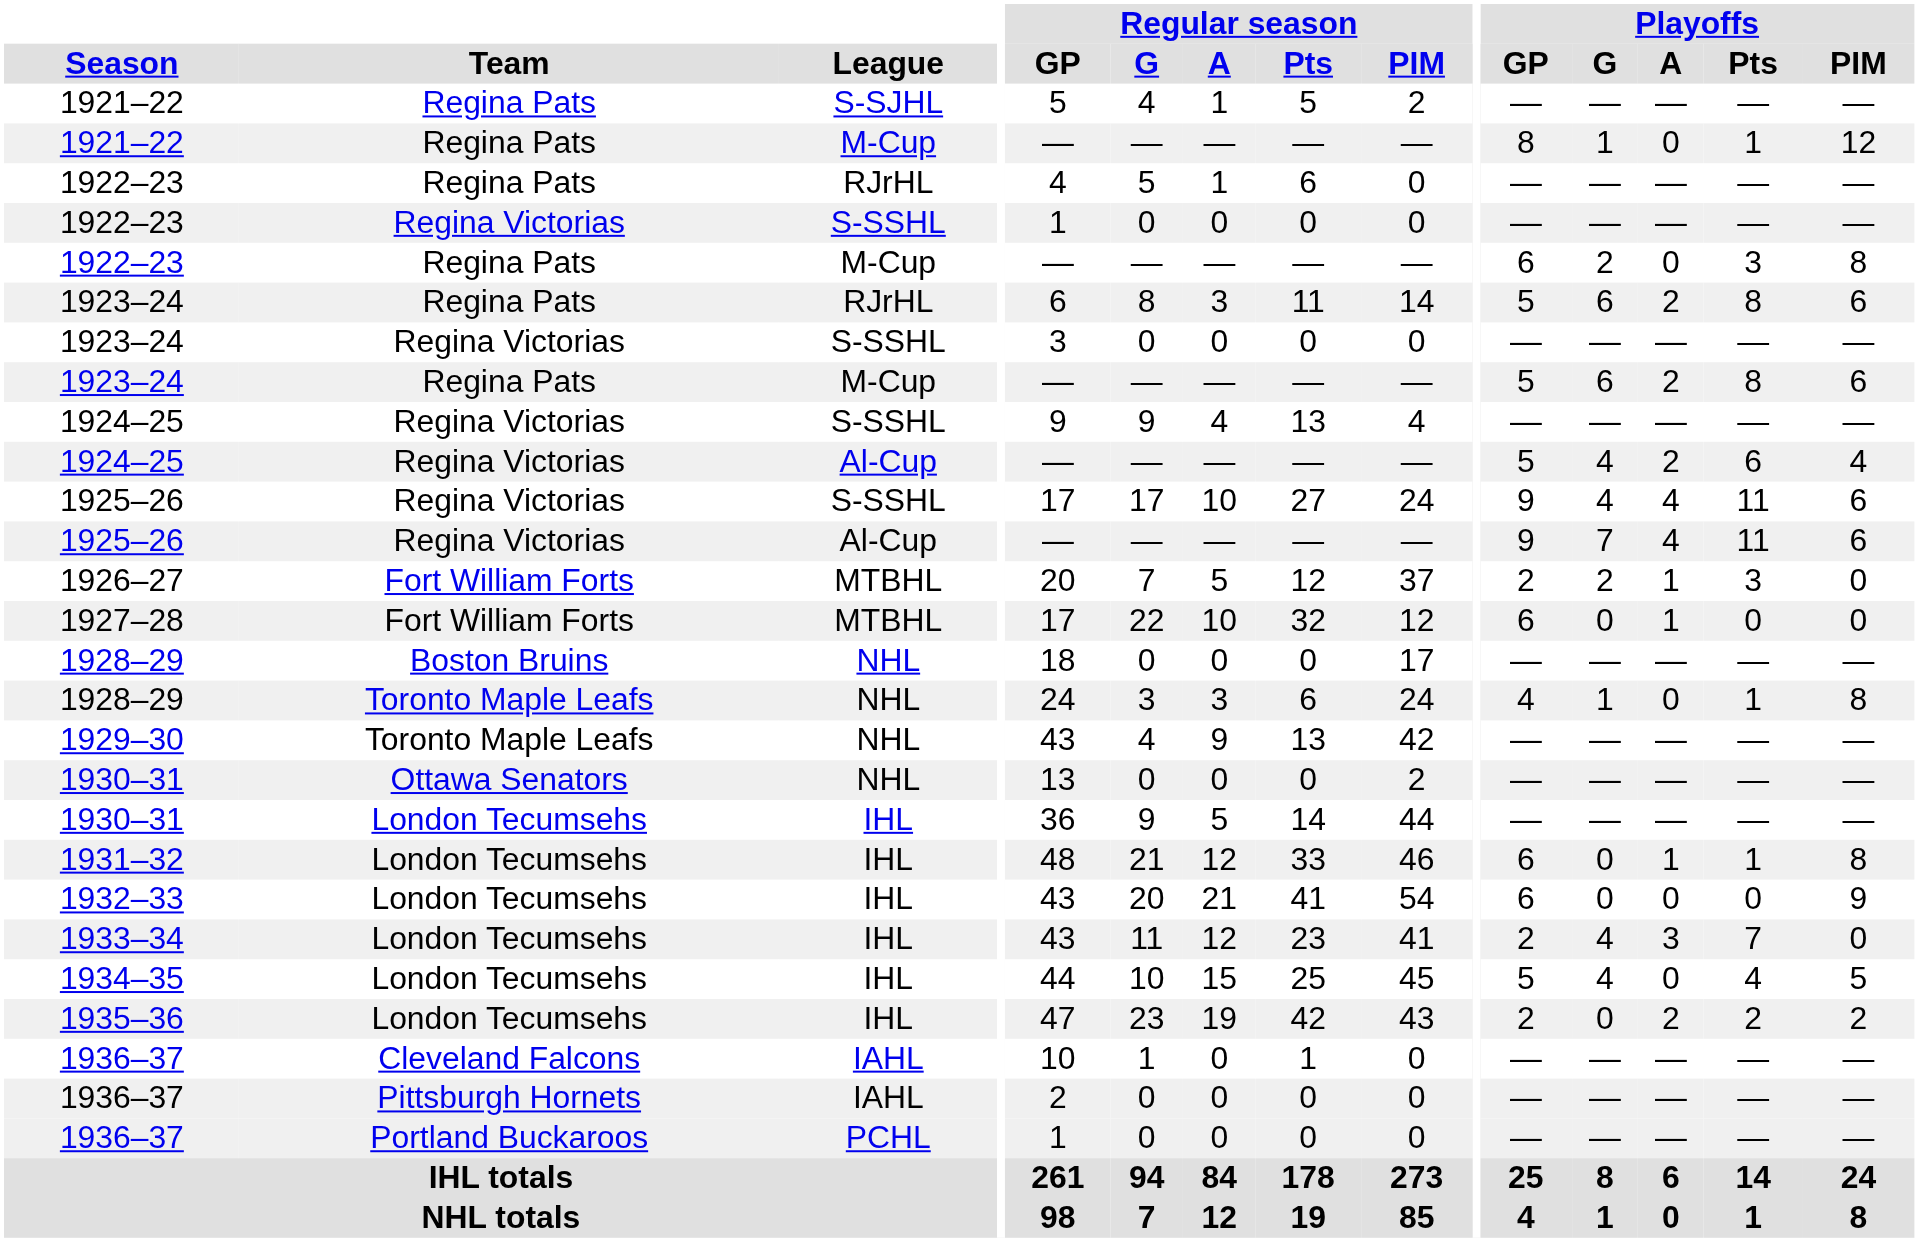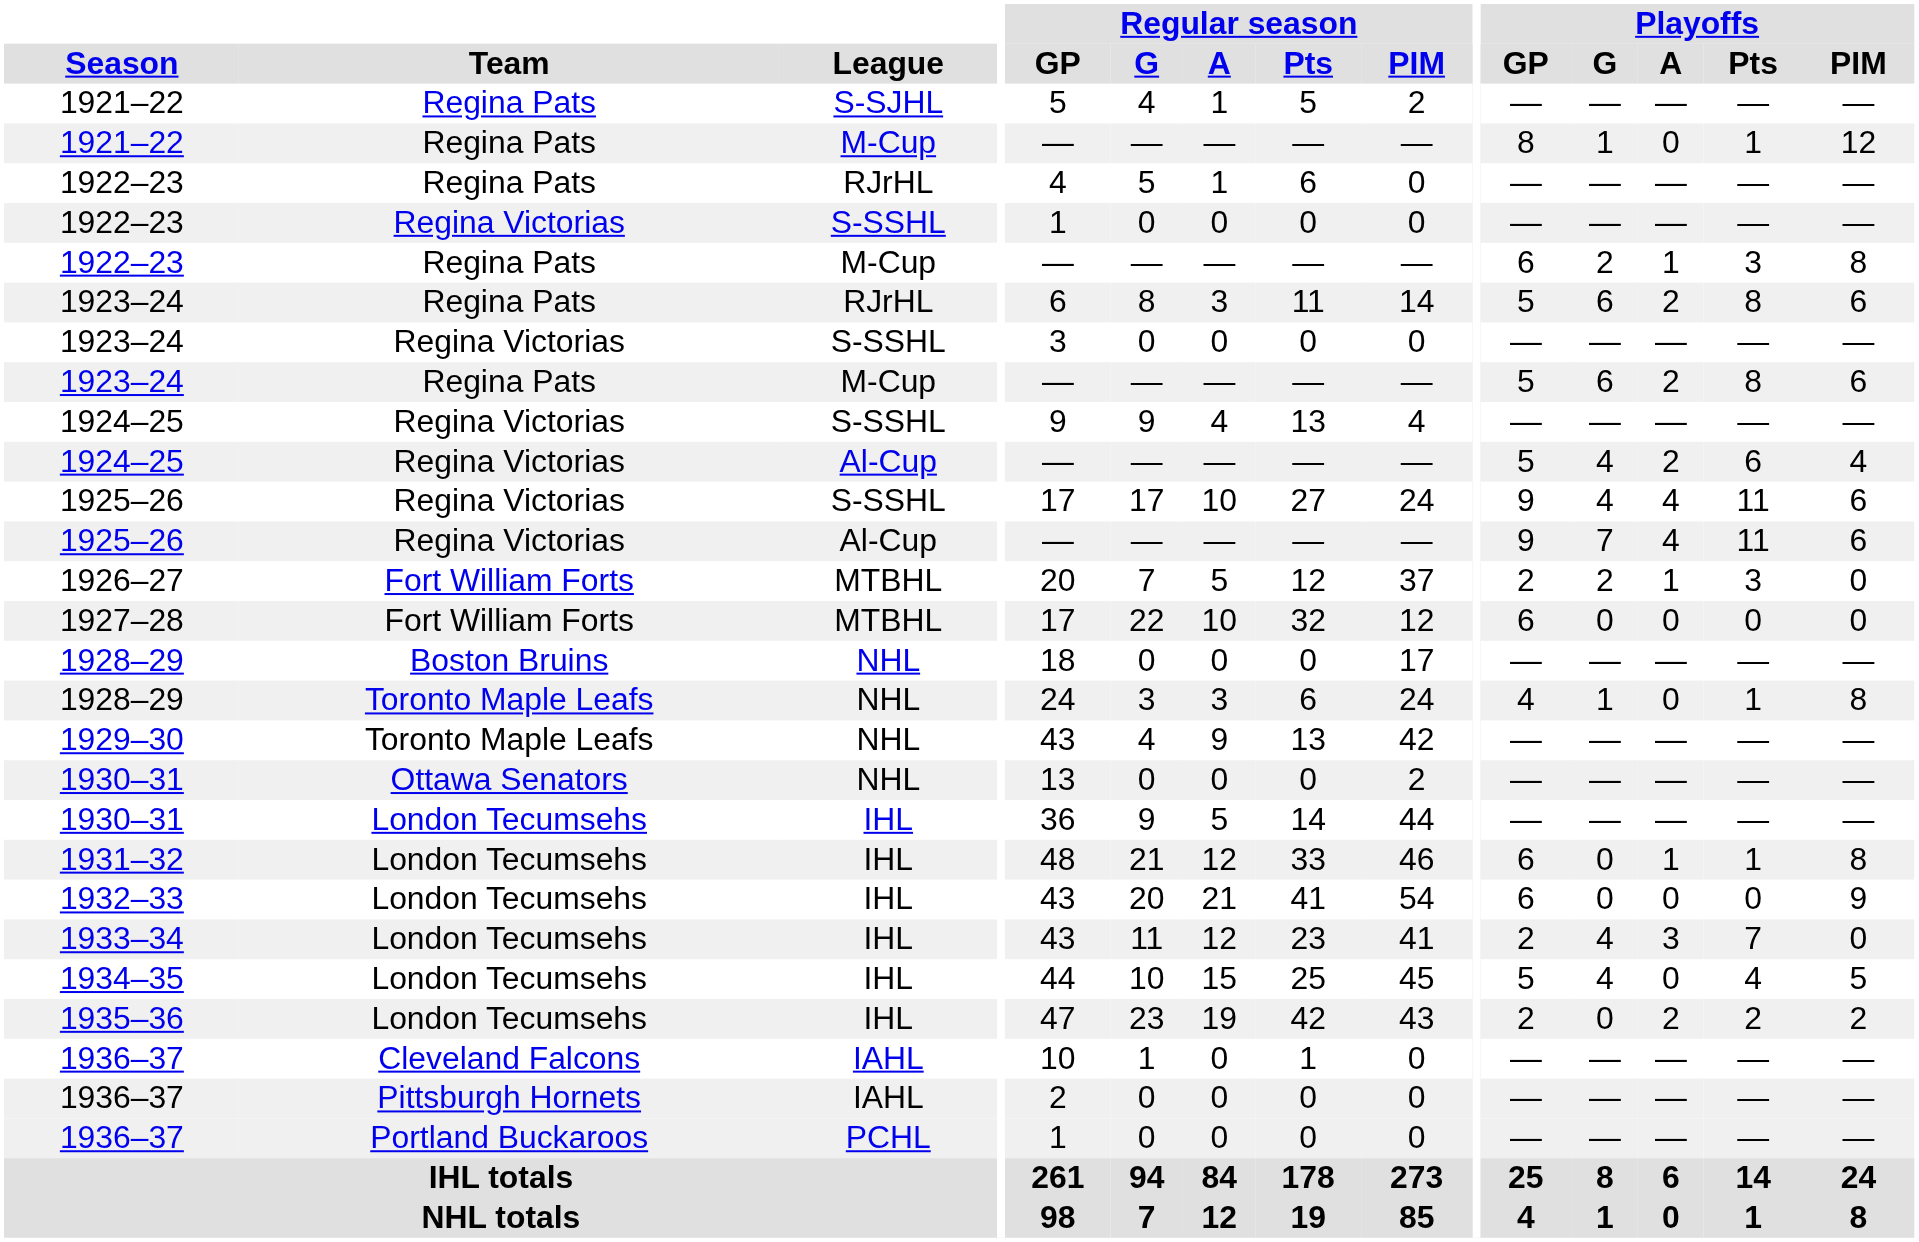(1671, 262) 0 -> (1671, 262) 1
(1671, 620) 1 -> (1671, 620) 0
